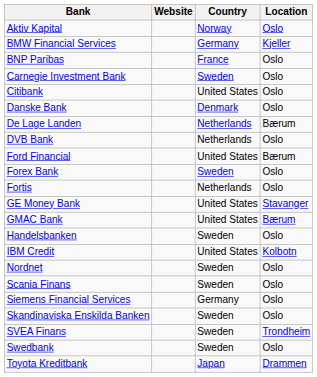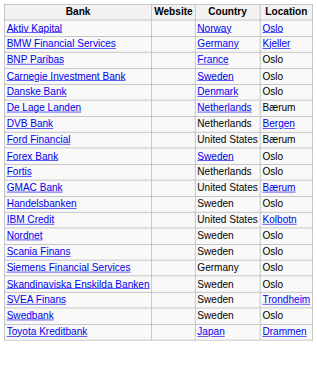- row: (25, 92)
(273, 140) Oslo -> (279, 124) Bergen
- row: (43, 204)
